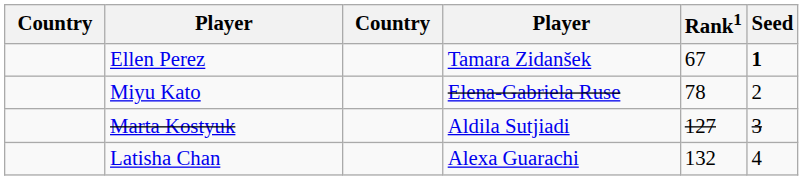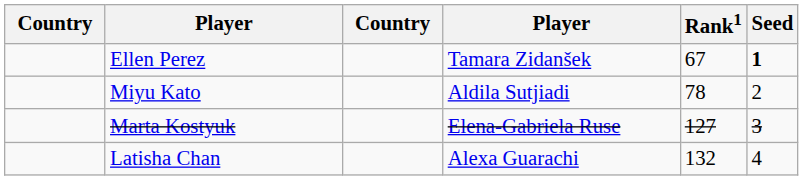(534, 92) Elena-Gabriela Ruse -> (509, 92) Aldila Sutjiadi
(509, 125) Aldila Sutjiadi -> (534, 125) Elena-Gabriela Ruse
